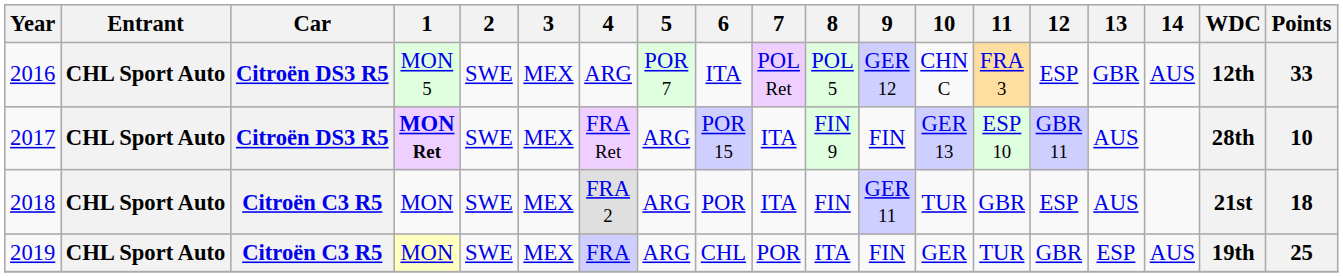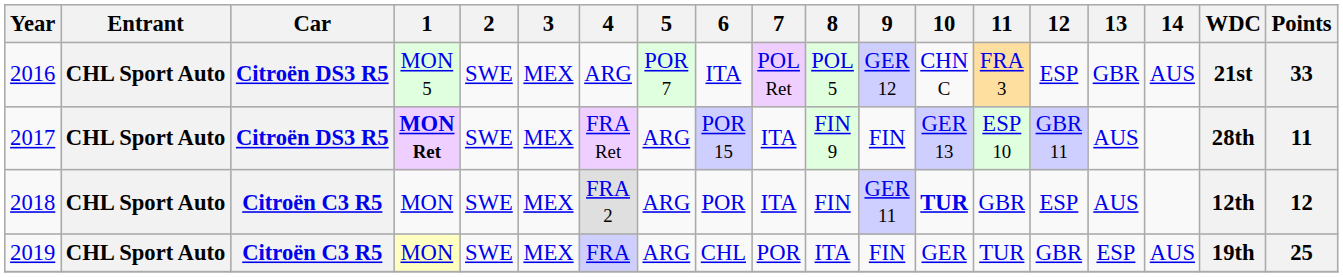(1233, 74) 12th -> (1233, 74) 21st
(1302, 138) 10 -> (1302, 138) 11
(944, 202) normal -> (944, 202) bold
(1233, 202) 21st -> (1233, 202) 12th
(1302, 202) 18 -> (1302, 202) 12
